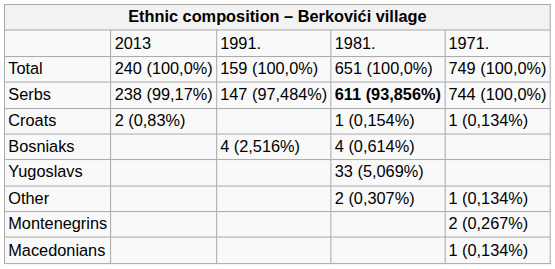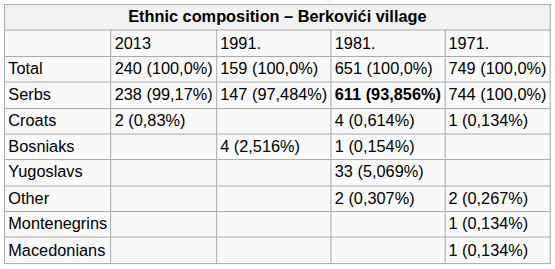(375, 120) 1 (0,154%) -> (375, 120) 4 (0,614%)
(375, 146) 4 (0,614%) -> (375, 146) 1 (0,154%)
(488, 198) 1 (0,134%) -> (488, 198) 2 (0,267%)
(488, 224) 2 (0,267%) -> (488, 224) 1 (0,134%)
